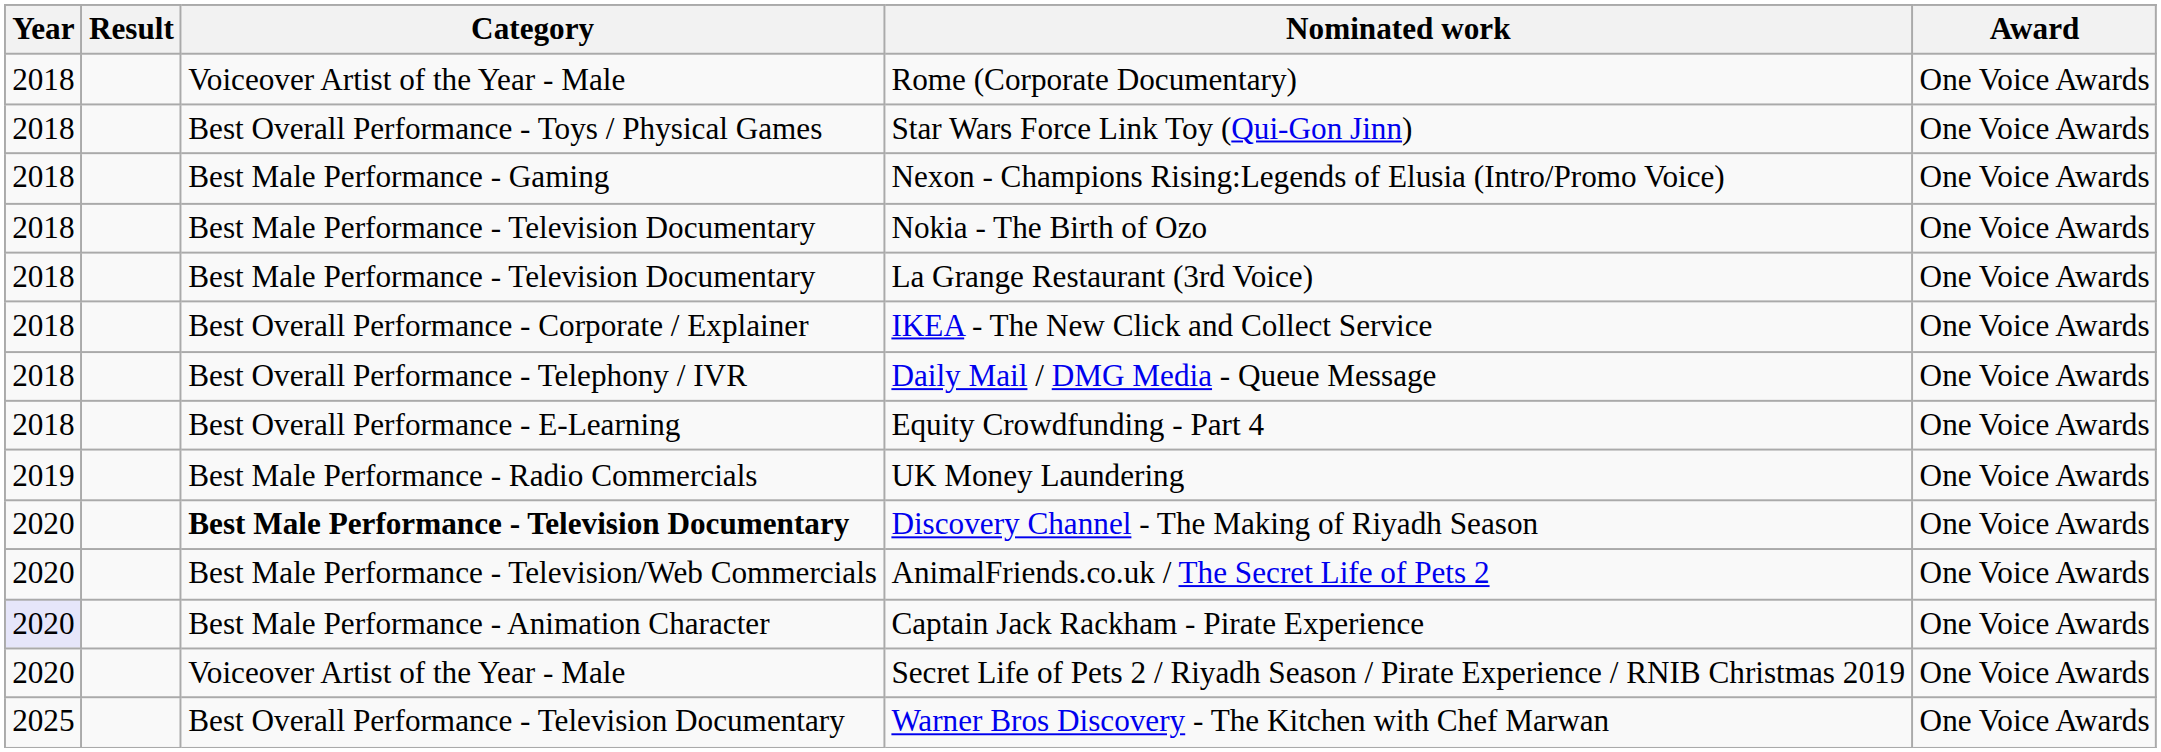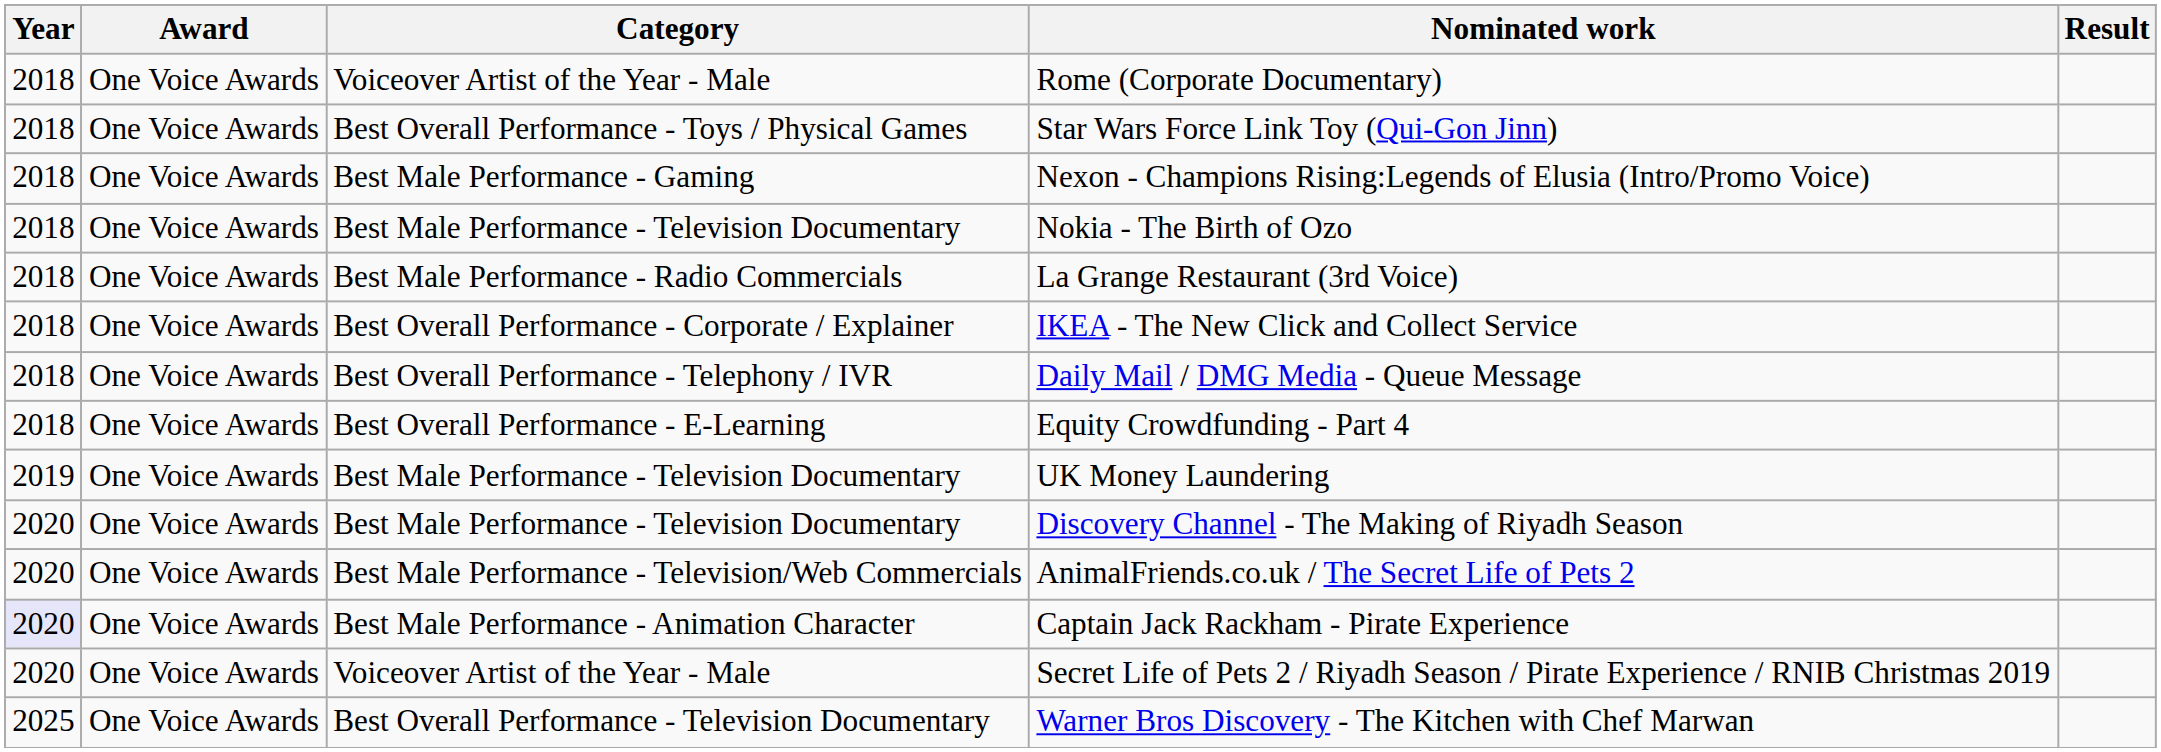columns swapped: (2035, 29) <-> (131, 29)
(502, 276) Best Male Performance - Television Documentary -> (618, 276) Best Male Performance - Radio Commercials
(473, 474) Best Male Performance - Radio Commercials -> (647, 474) Best Male Performance - Television Documentary
(519, 524) bold -> (647, 524) normal
